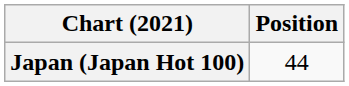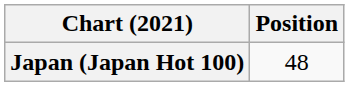(297, 61) 44 -> (297, 61) 48
